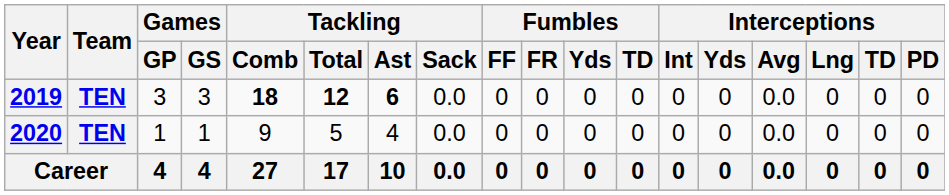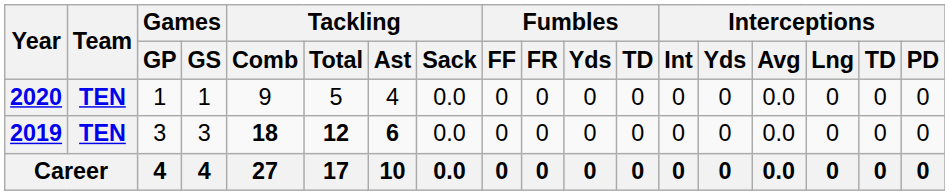rows swapped: (36, 97) <-> (36, 134)
